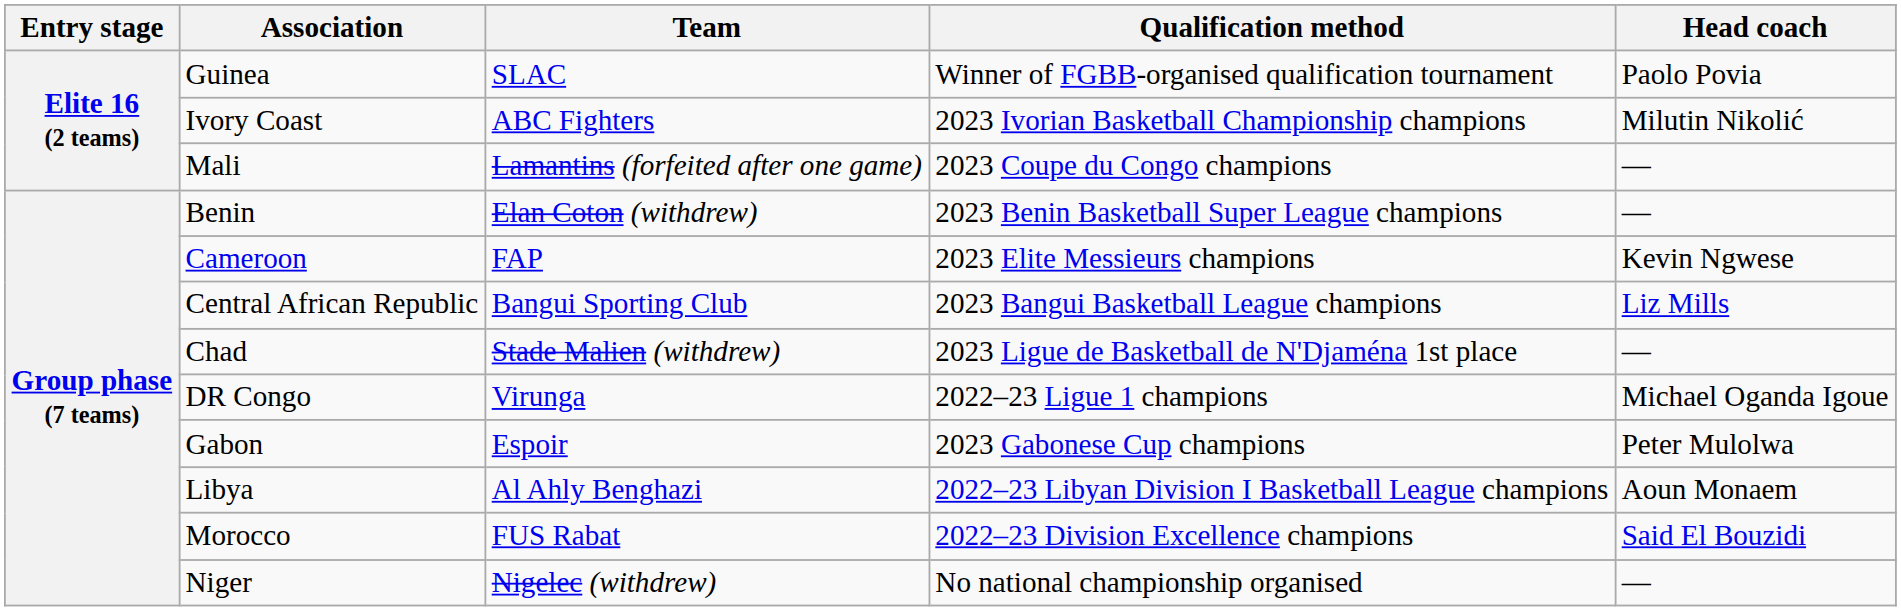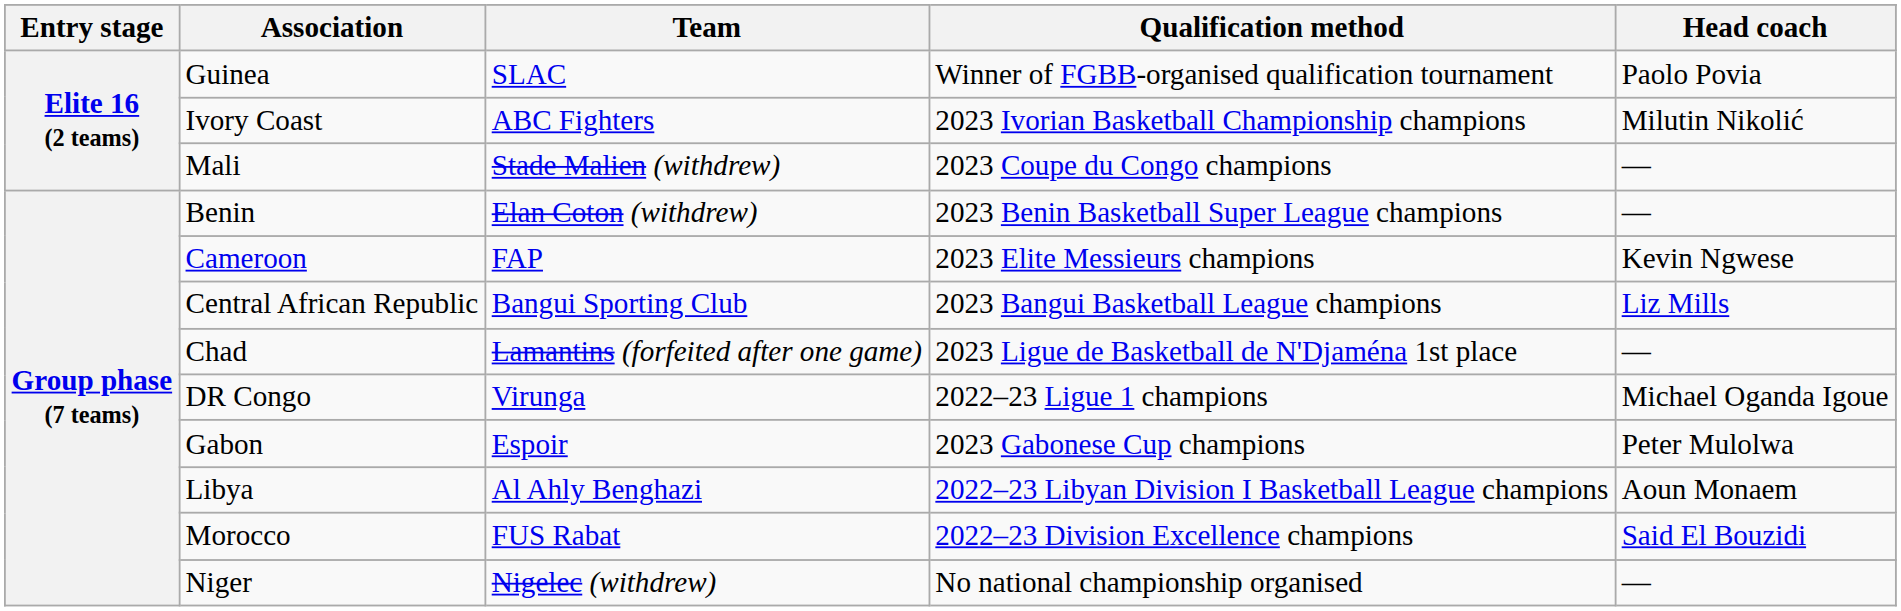(707, 166) Lamantins (forfeited after one game) -> (636, 166) Stade Malien (withdrew)
(636, 350) Stade Malien (withdrew) -> (707, 350) Lamantins (forfeited after one game)
